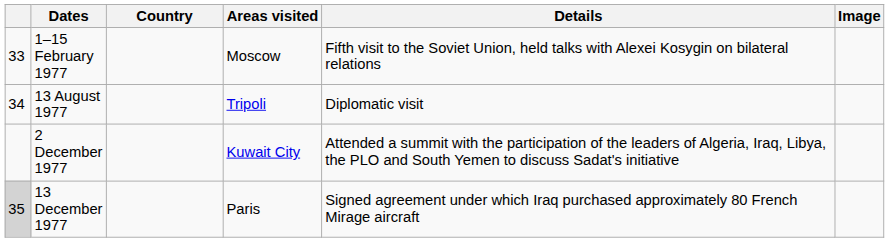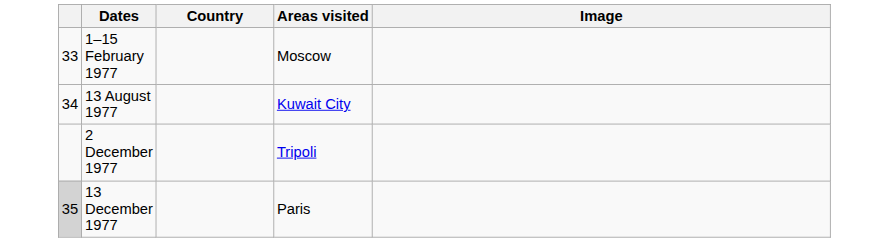- column: (578, 16)
(246, 104) Tripoli -> (314, 104) Kuwait City
(263, 152) Kuwait City -> (297, 152) Tripoli
